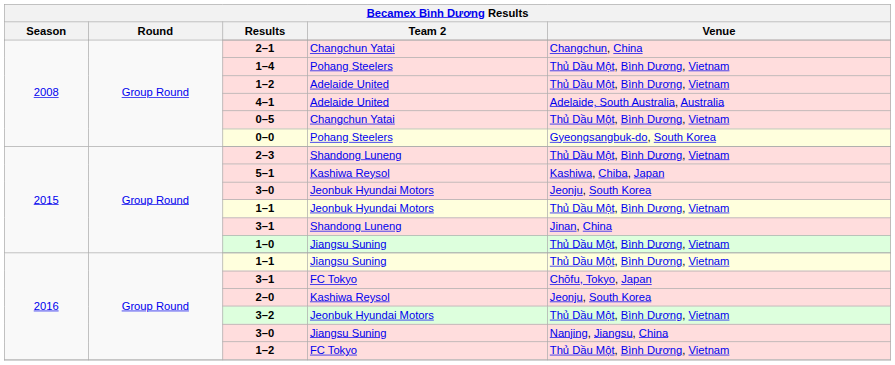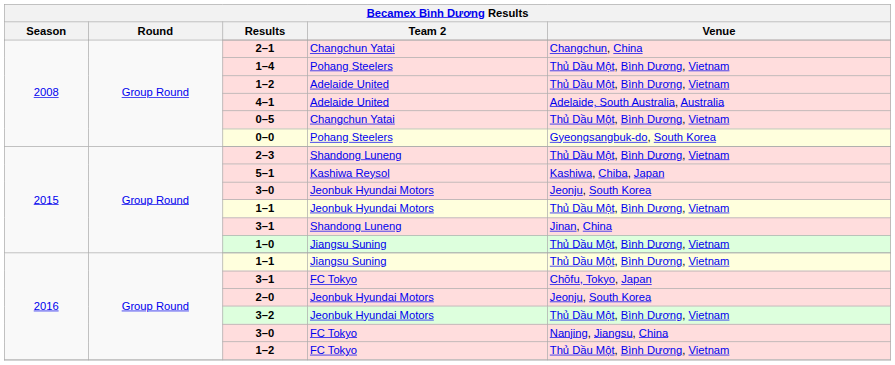(350, 297) Kashiwa Reysol -> (372, 297) Jeonbuk Hyundai Motors
(348, 333) Jiangsu Suning -> (333, 333) FC Tokyo
